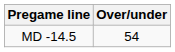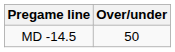(132, 36) 54 -> (132, 36) 50
